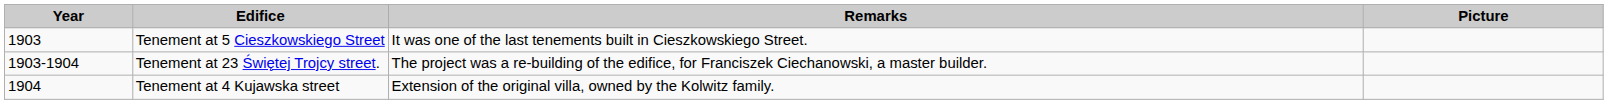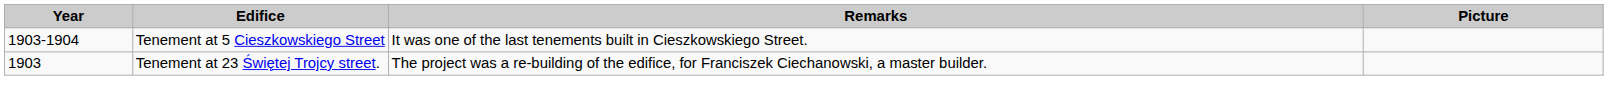(24, 39) 1903 -> (43, 39) 1903-1904
(43, 63) 1903-1904 -> (24, 63) 1903
- row: (238, 87)
